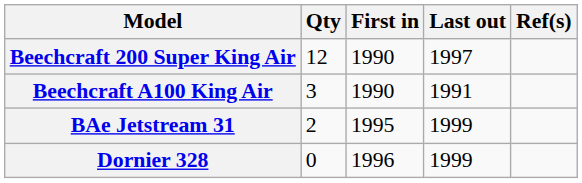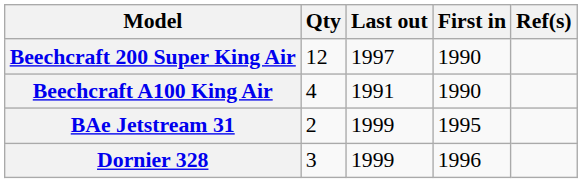columns swapped: (385, 21) <-> (468, 21)
(311, 90) 3 -> (311, 90) 4
(311, 159) 0 -> (311, 159) 3
